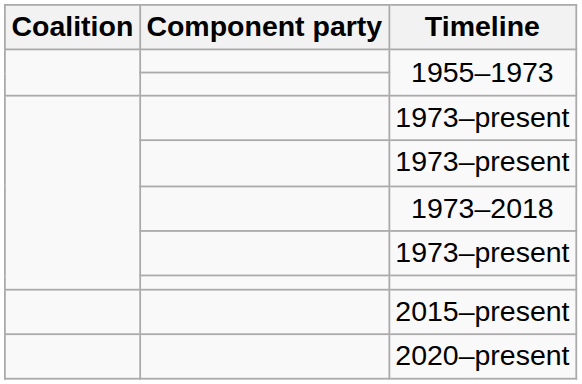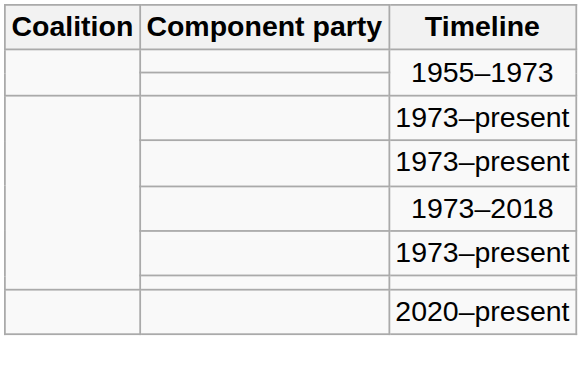- row: (72, 312)
